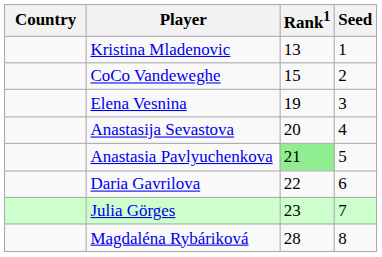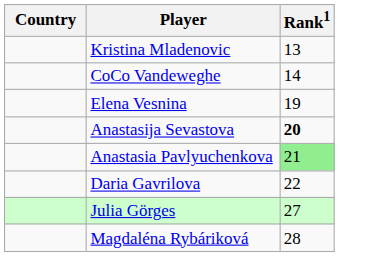- column: (355, 20)
(292, 76) 15 -> (292, 76) 14
(292, 130) normal -> (292, 130) bold
(292, 210) 23 -> (292, 210) 27
